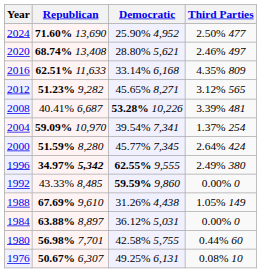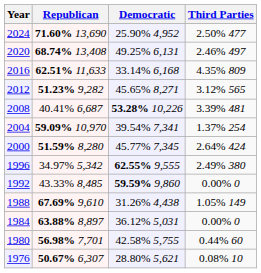(147, 51) 28.80% 5,621 -> (147, 51) 49.25% 6,131
(71, 164) bold -> (71, 164) normal
(147, 258) 49.25% 6,131 -> (147, 258) 28.80% 5,621
